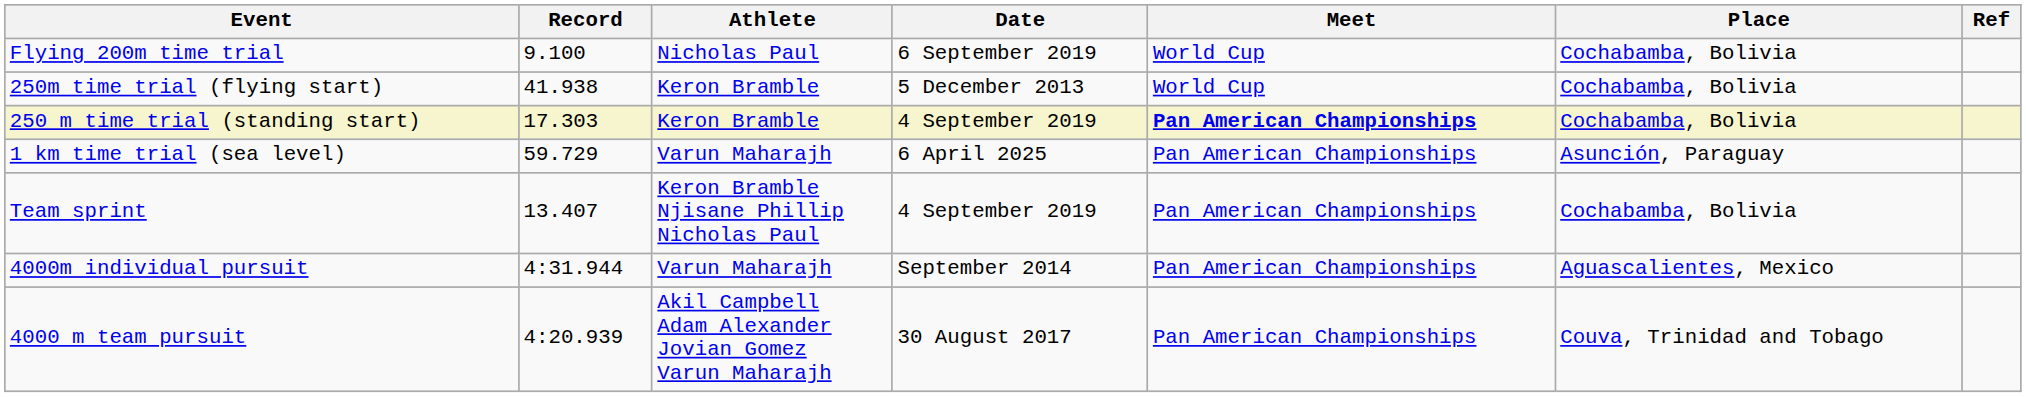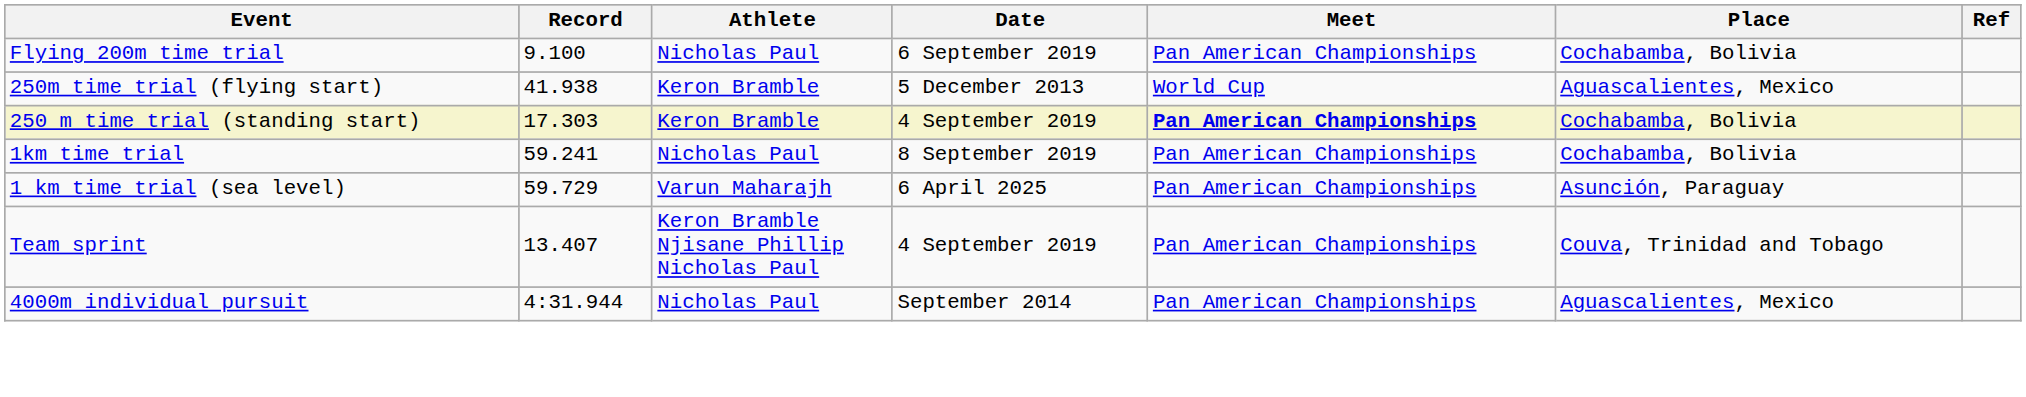(1209, 55) World Cup -> (1315, 55) Pan American Championships
(1678, 89) Cochabamba, Bolivia -> (1697, 89) Aguascalientes, Mexico
+ row: (97, 156)
(1678, 213) Cochabamba, Bolivia -> (1722, 246) Couva, Trinidad and Tobago
(744, 270) Varun Maharajh -> (738, 303) Nicholas Paul
- row: (128, 339)
